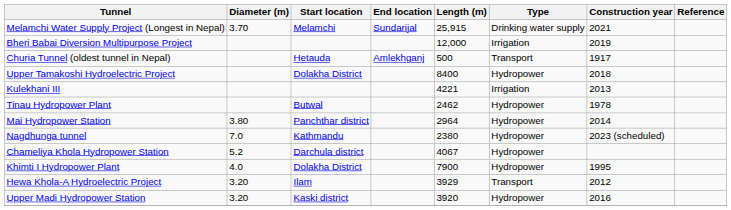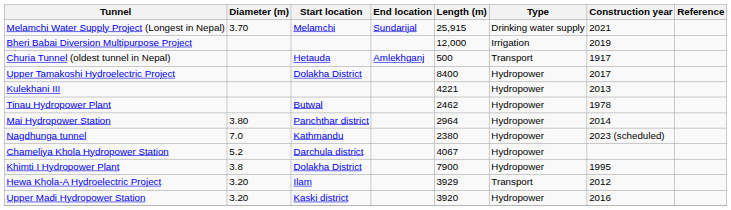(600, 74) 2018 -> (600, 74) 2017
(510, 89) Irrigation -> (518, 89) Hydropower
(236, 167) 4.0 -> (236, 167) 3.8
